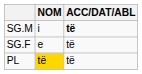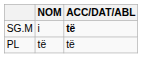- row: (19, 45)
(42, 61) gold background -> (42, 45) no background
